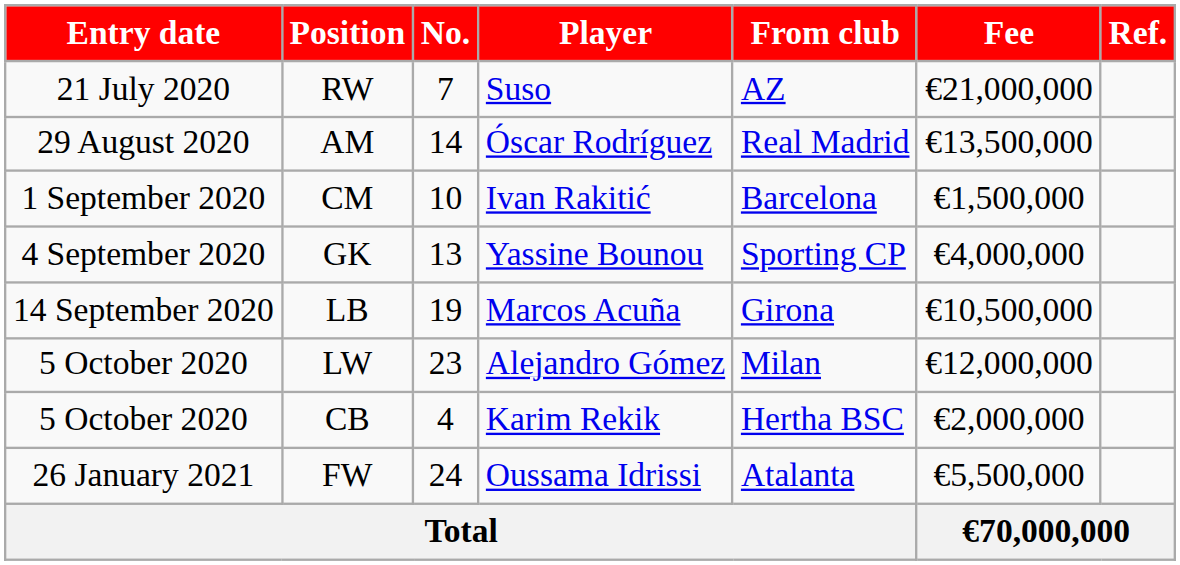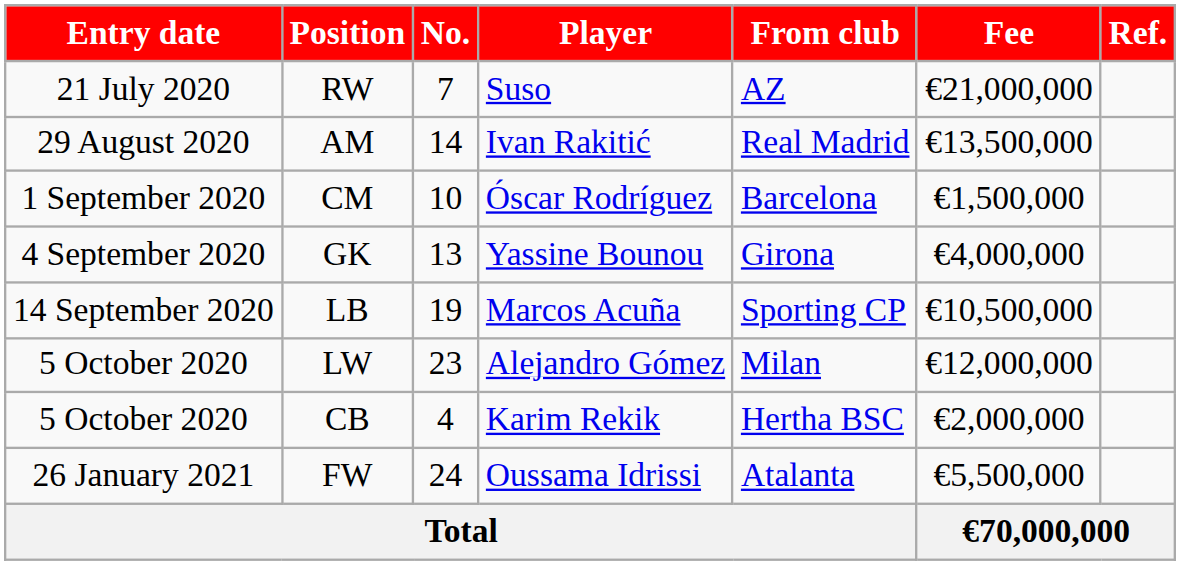(599, 143) Óscar Rodríguez -> (568, 143) Ivan Rakitić
(568, 198) Ivan Rakitić -> (599, 198) Óscar Rodríguez
(823, 253) Sporting CP -> (787, 253) Girona
(787, 309) Girona -> (823, 309) Sporting CP
